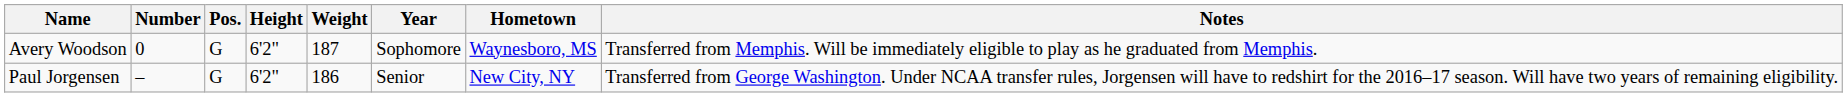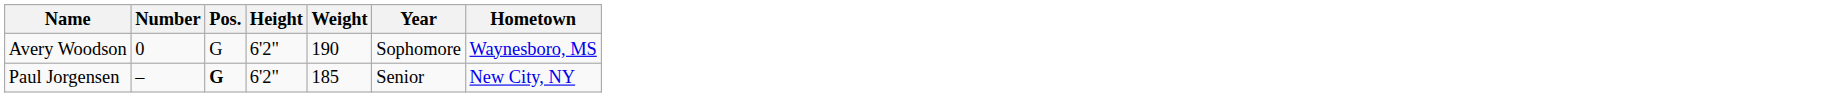- column: (1222, 19)
(325, 48) 187 -> (325, 48) 190
(216, 77) normal -> (216, 77) bold
(325, 77) 186 -> (325, 77) 185
